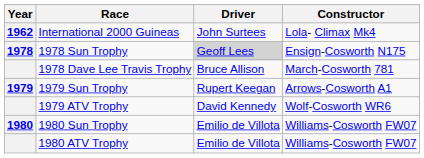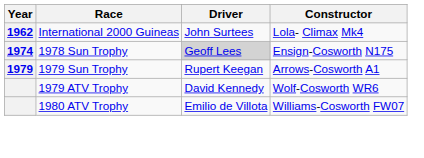(20, 51) 1978 -> (20, 51) 1974
- row: (115, 69)
- row: (83, 125)
